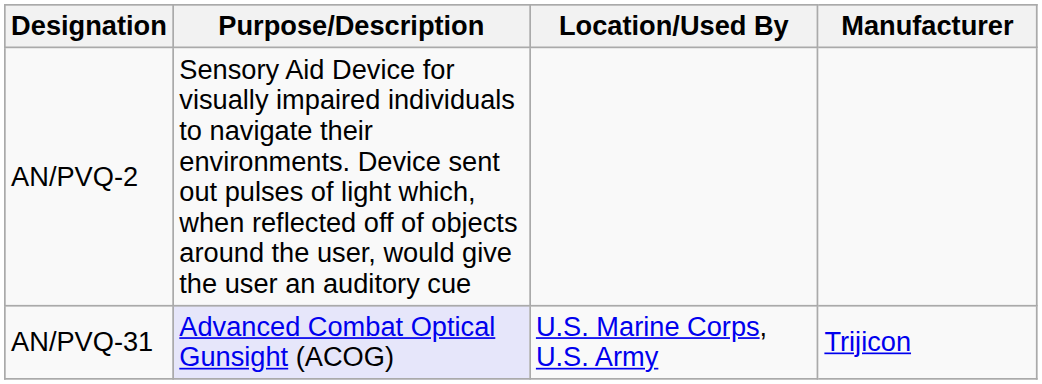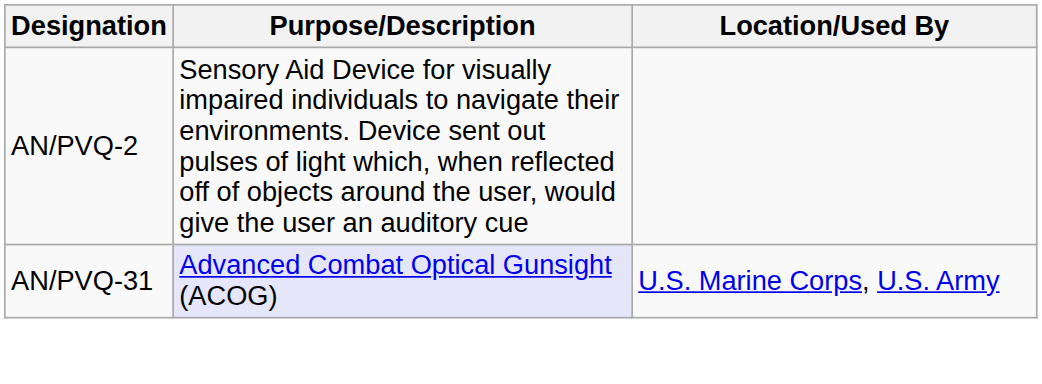- column: (927, 26)
